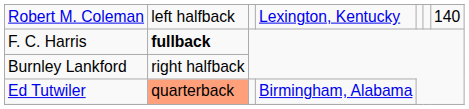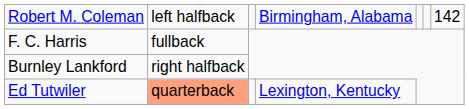(330, 16) Lexington, Kentucky -> (336, 16) Birmingham, Alabama
(447, 16) 140 -> (447, 16) 142
(181, 41) bold -> (178, 41) normal
(336, 91) Birmingham, Alabama -> (330, 91) Lexington, Kentucky
